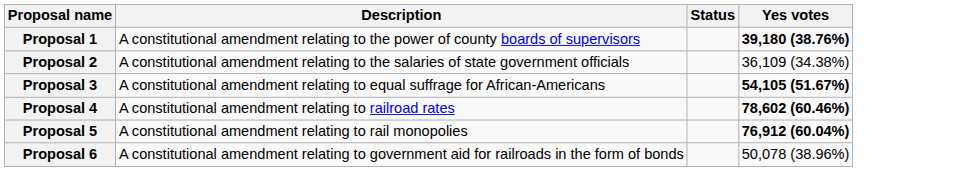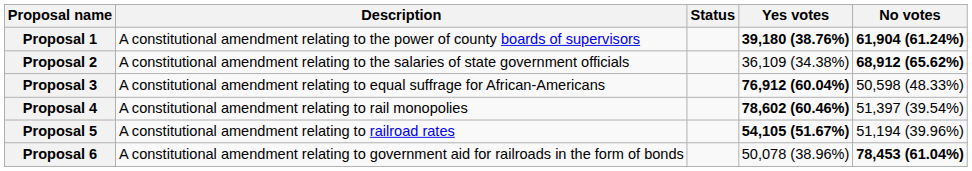+ column: (910, 16)
(796, 85) 54,105 (51.67%) -> (796, 85) 76,912 (60.04%)
(287, 108) A constitutional amendment relating to railroad rates -> (293, 108) A constitutional amendment relating to rail monopolies
(293, 131) A constitutional amendment relating to rail monopolies -> (287, 131) A constitutional amendment relating to railroad rates
(796, 131) 76,912 (60.04%) -> (796, 131) 54,105 (51.67%)
